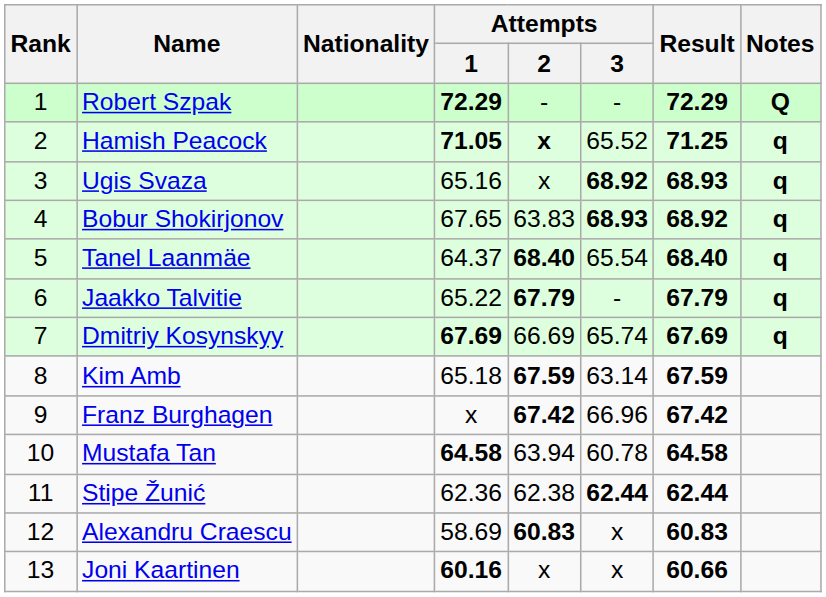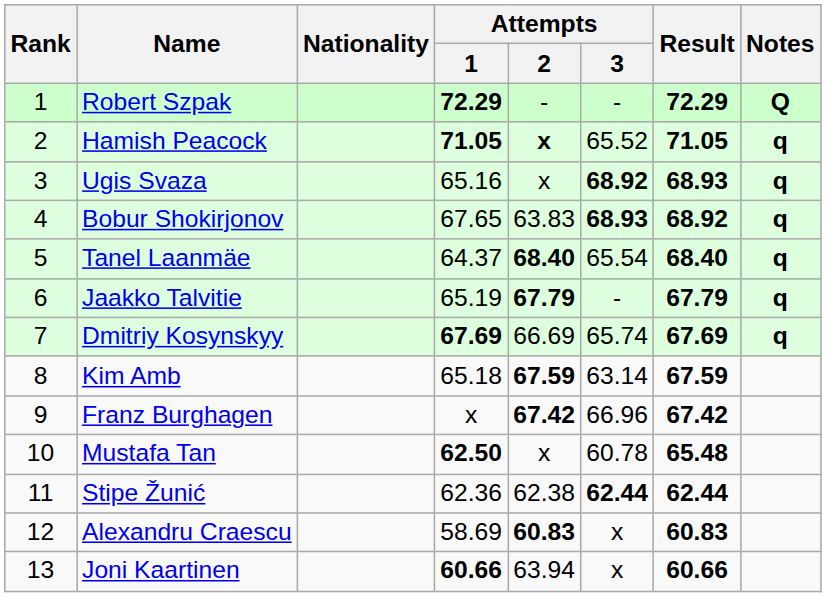(697, 141) 71.25 -> (697, 141) 71.05
(471, 297) 65.22 -> (471, 297) 65.19
(471, 453) 64.58 -> (471, 453) 62.50
(544, 453) 63.94 -> (544, 453) x
(697, 453) 64.58 -> (697, 453) 65.48
(471, 571) 60.16 -> (471, 571) 60.66
(544, 571) x -> (544, 571) 63.94
